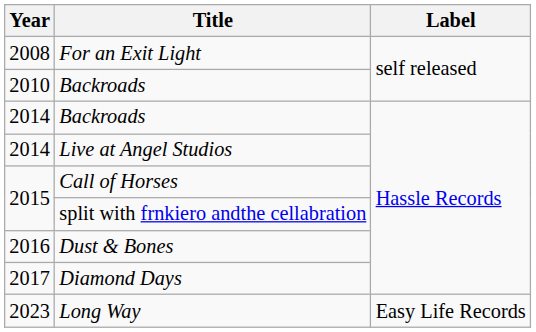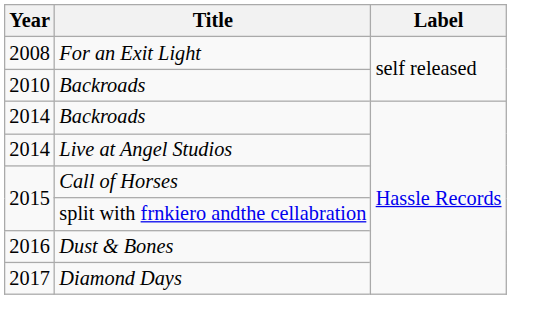- row: (30, 310)
